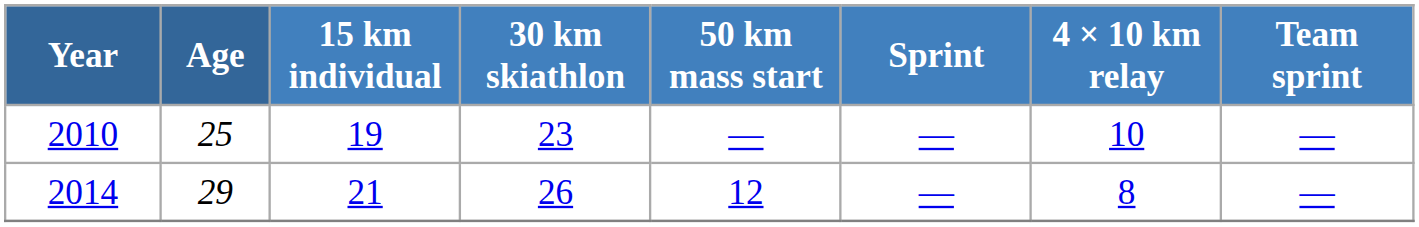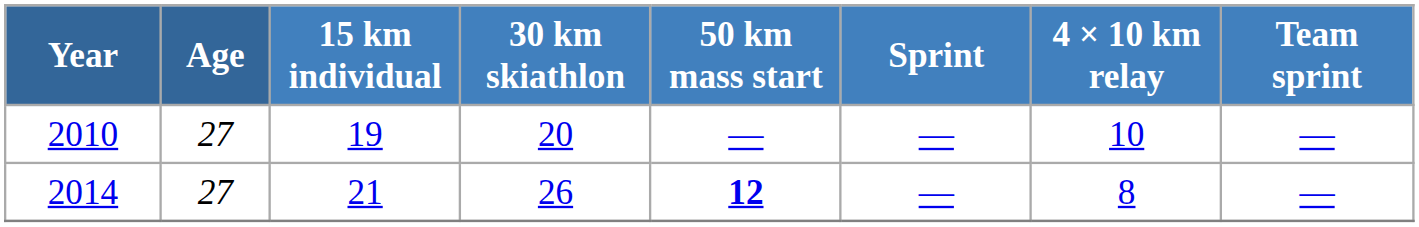(215, 133) 25 -> (215, 133) 27
(556, 133) 23 -> (556, 133) 20
(215, 191) 29 -> (215, 191) 27
(746, 191) normal -> (746, 191) bold
